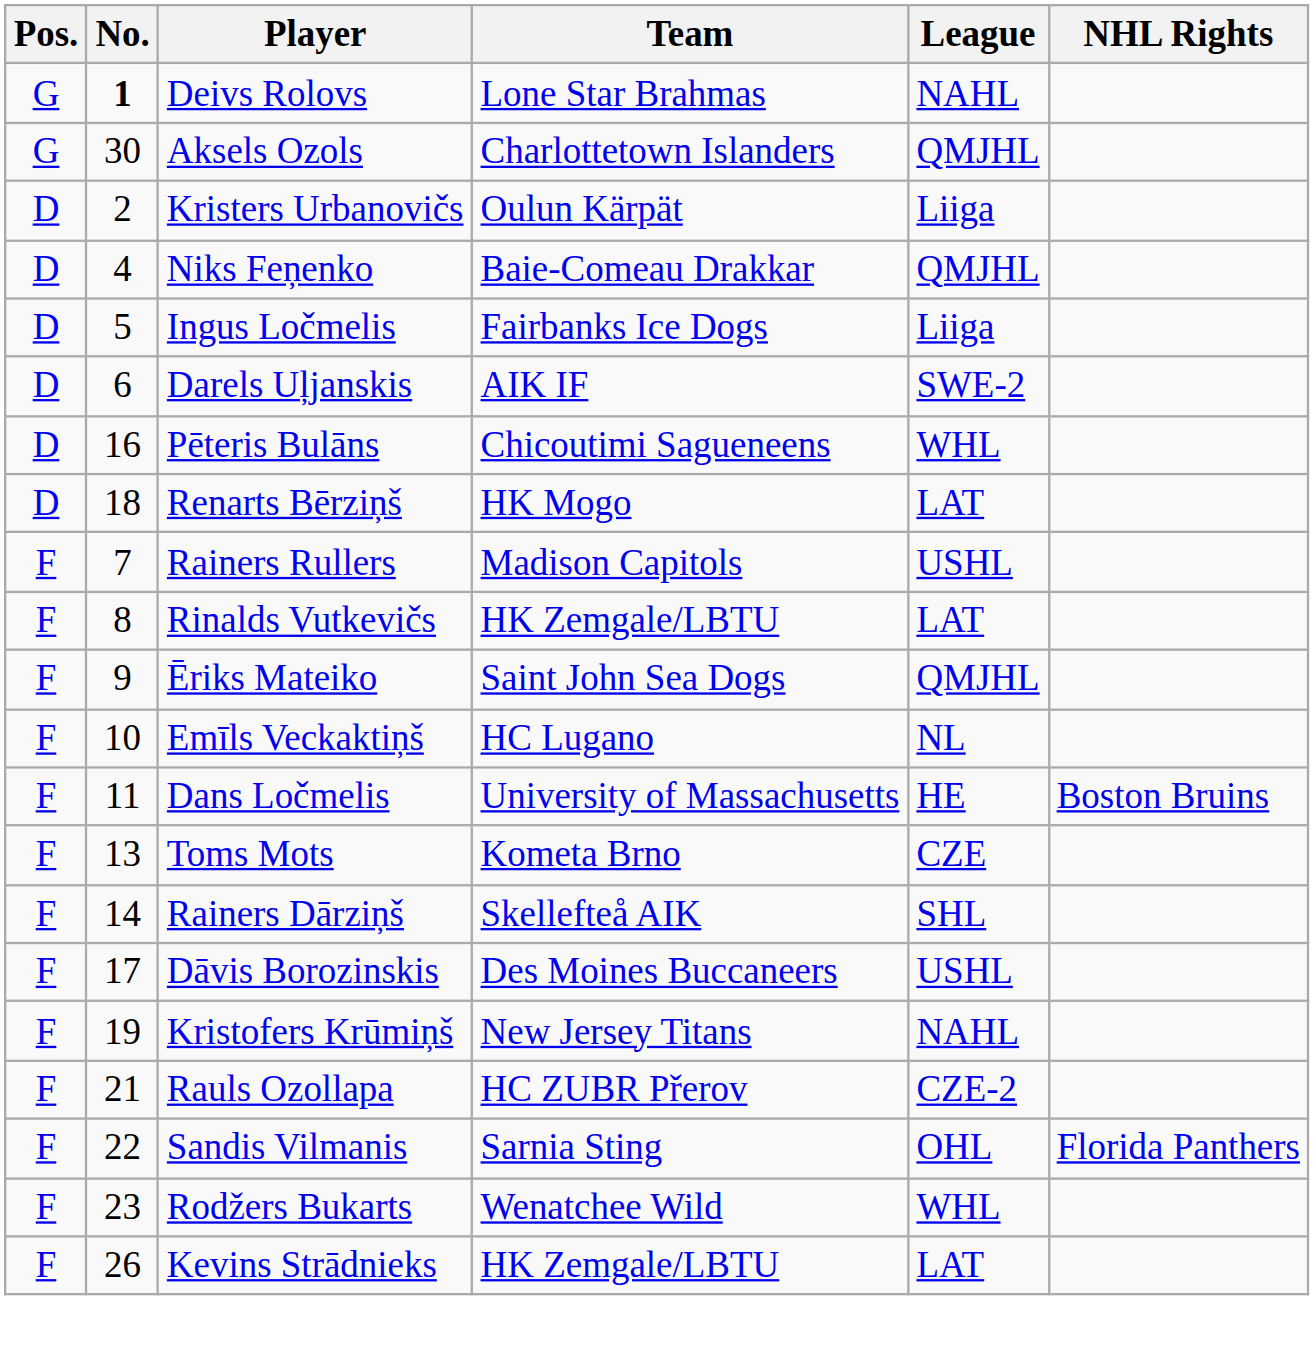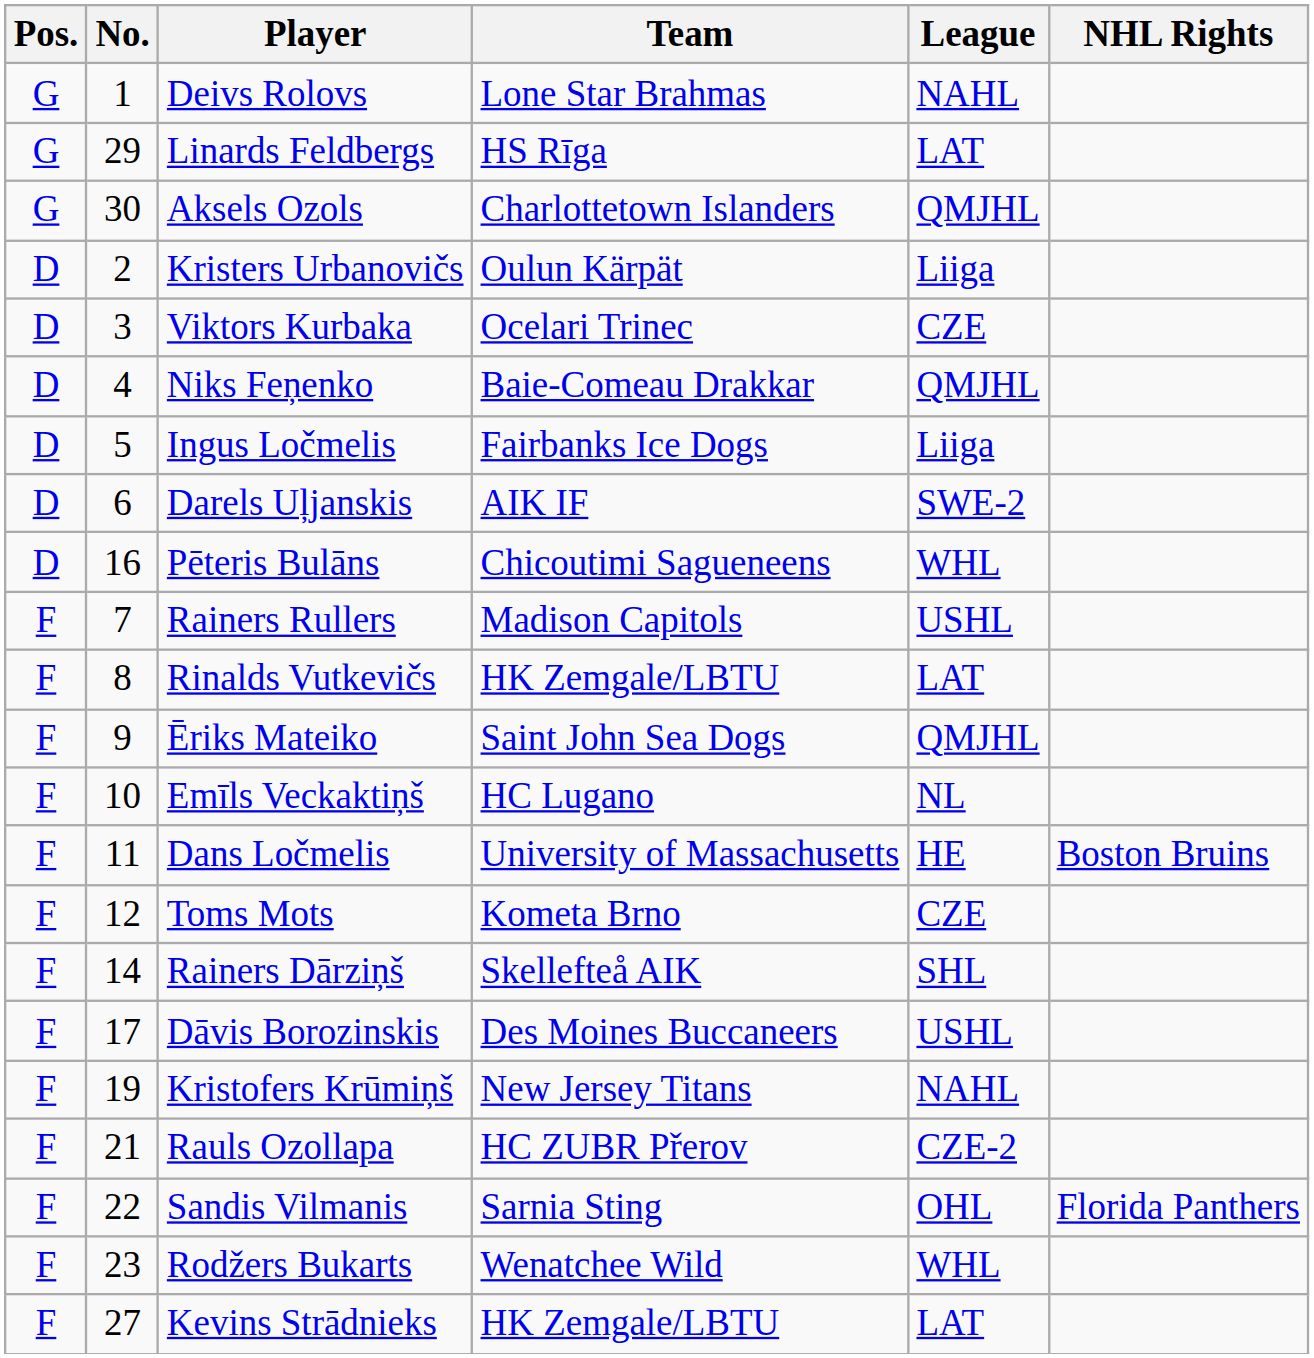(123, 92) bold -> (123, 92) normal
+ row: (300, 151)
+ row: (289, 326)
- row: (284, 502)
(123, 854) 13 -> (123, 913) 12
(123, 1264) 26 -> (123, 1323) 27
